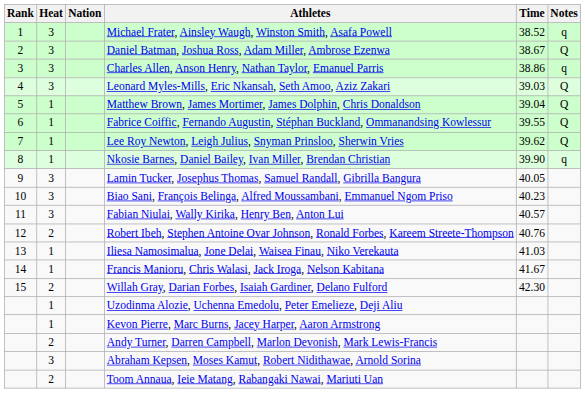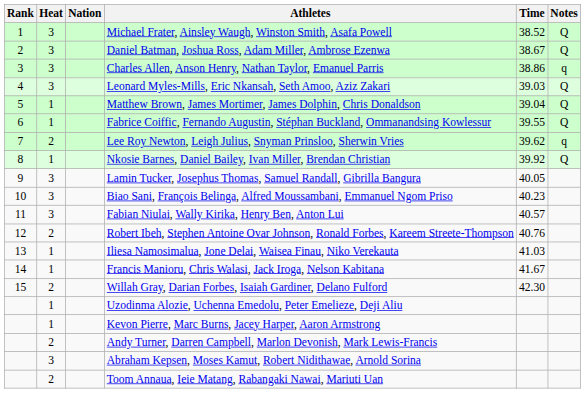(564, 31) q -> (564, 31) Q
(51, 141) 1 -> (51, 141) 2
(564, 141) Q -> (564, 141) q
(532, 159) 39.90 -> (532, 159) 39.92
(564, 159) q -> (564, 159) Q
